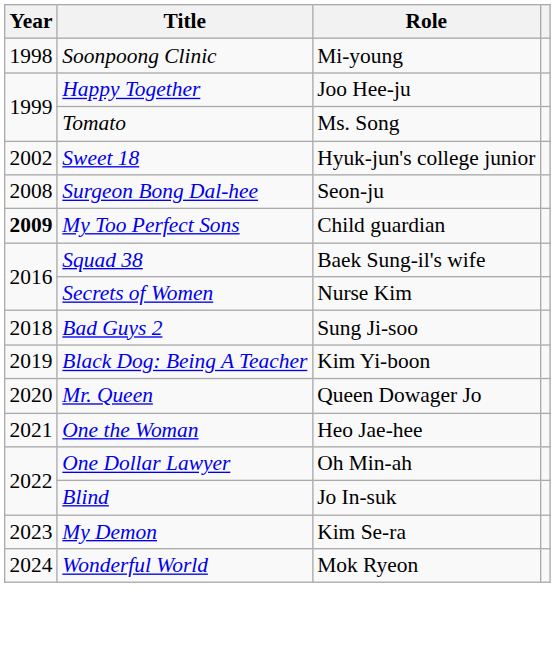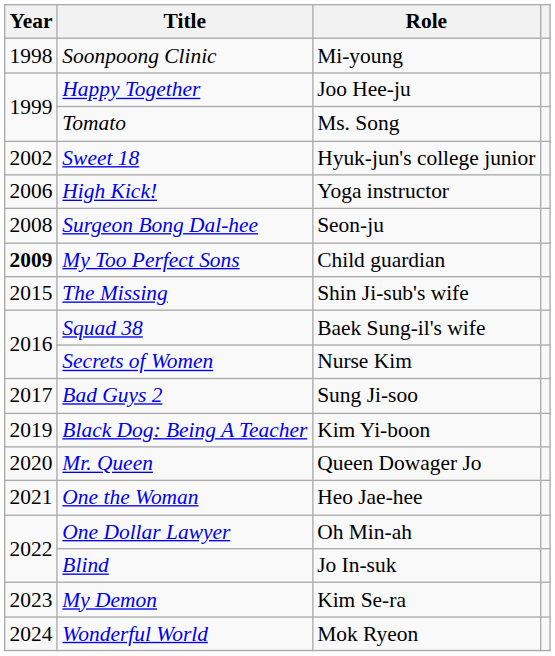+ row: (110, 191)
+ row: (115, 293)
(31, 327) 2018 -> (31, 395) 2017
